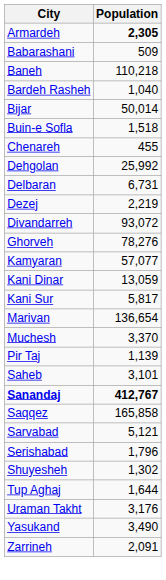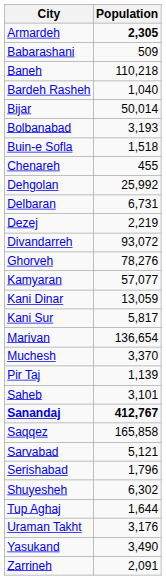+ row: (39, 128)
(143, 470) 1,302 -> (143, 489) 6,302
